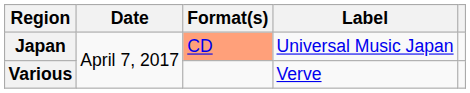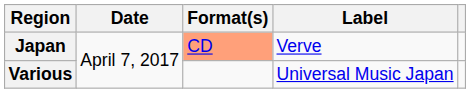(365, 46) Universal Music Japan -> (299, 46) Verve
(299, 74) Verve -> (365, 74) Universal Music Japan
